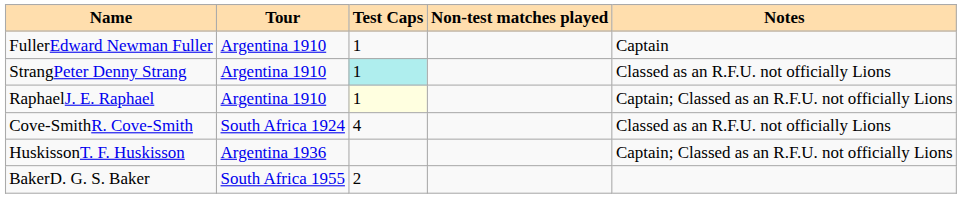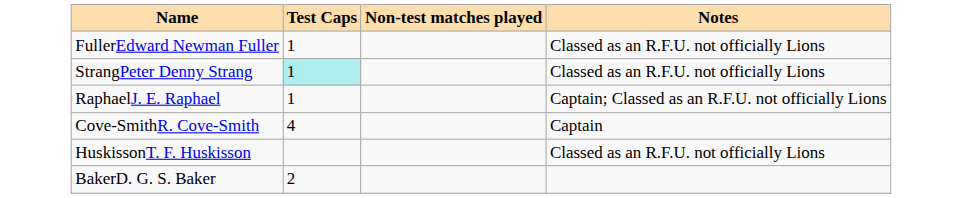- column: (283, 17)
(642, 44) Captain -> (687, 44) Classed as an R.F.U. not officially Lions
(357, 98) lightyellow background -> (291, 98) no background
(753, 125) Classed as an R.F.U. not officially Lions -> (576, 125) Captain
(784, 152) Captain; Classed as an R.F.U. not officially Lions -> (687, 152) Classed as an R.F.U. not officially Lions
